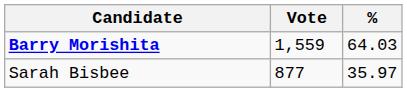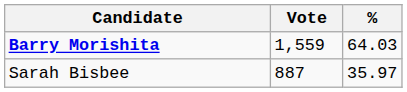(290, 73) 877 -> (290, 73) 887
